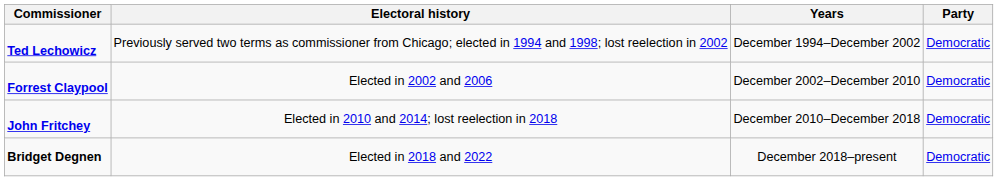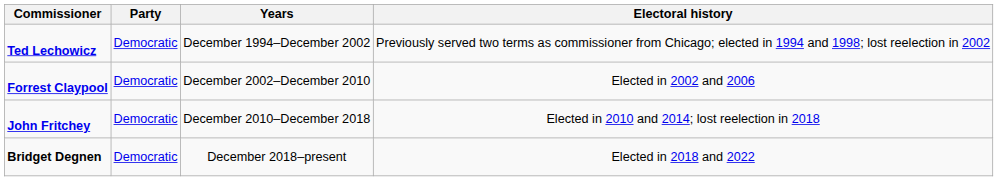columns swapped: (958, 14) <-> (421, 14)
